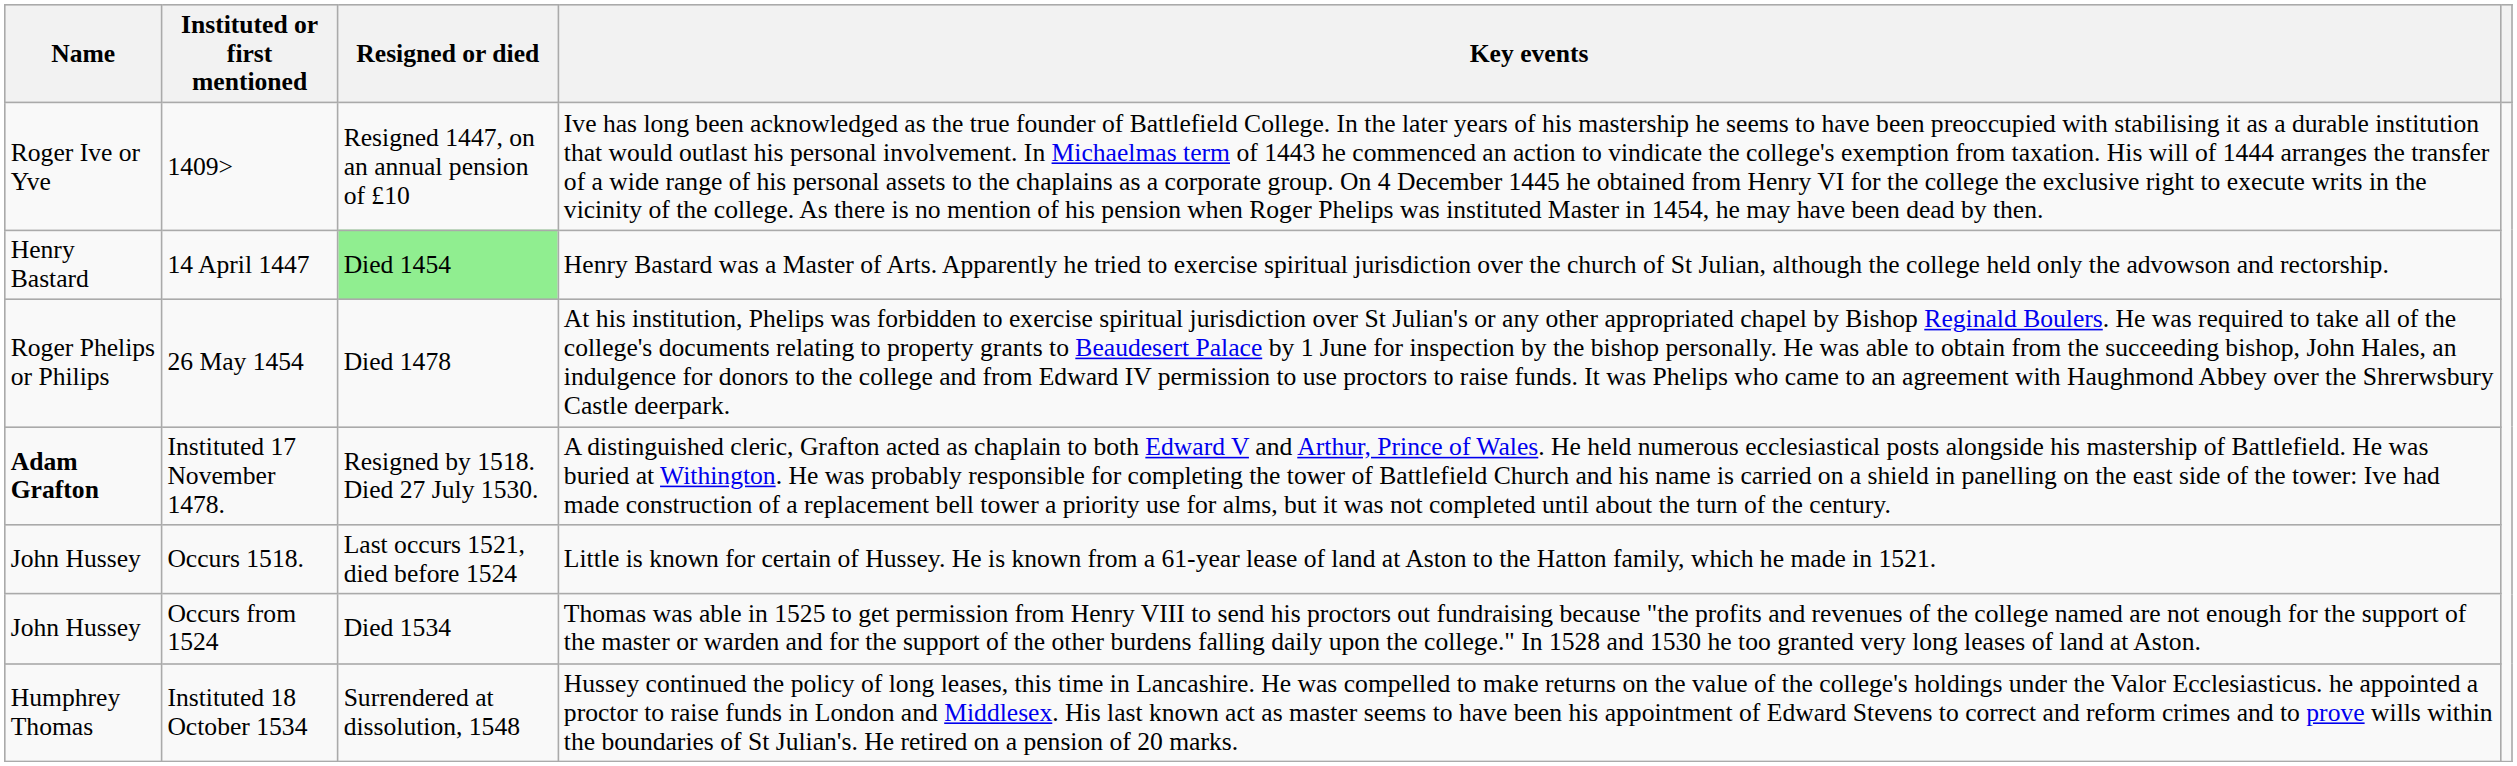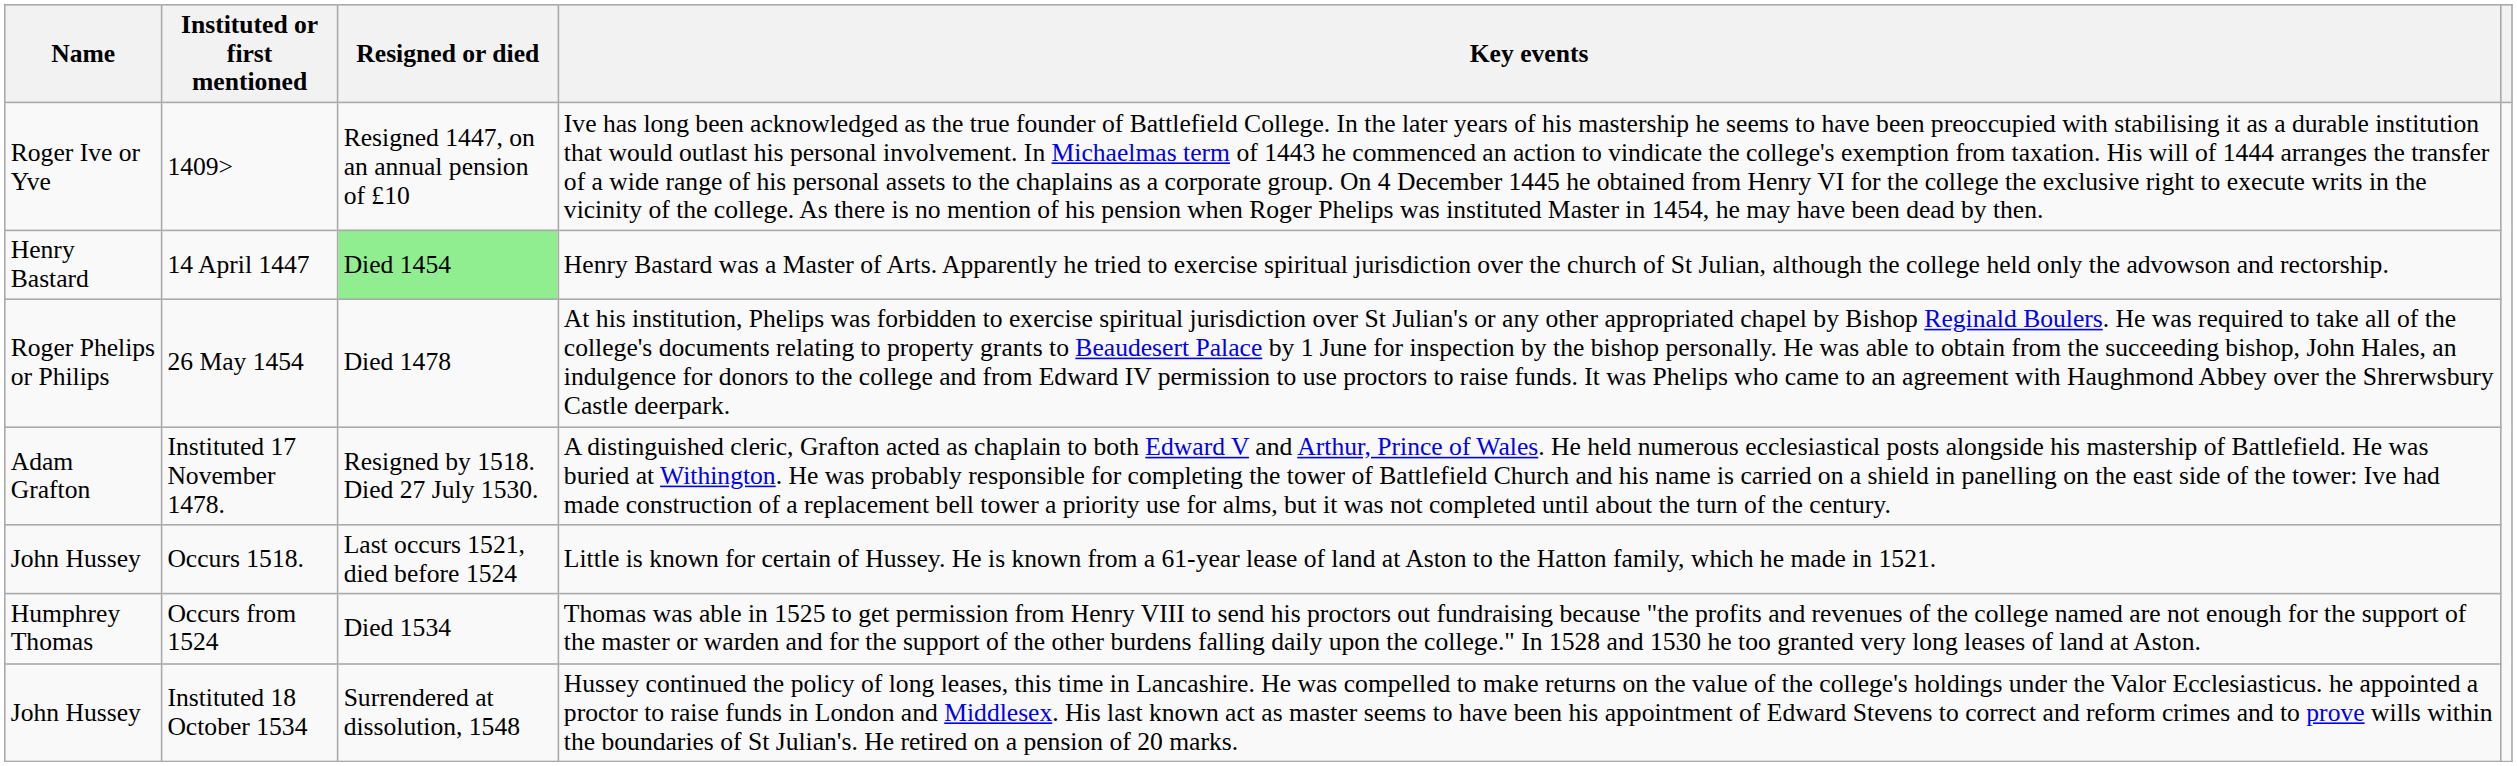(55, 475) bold -> (51, 475) normal
(76, 628) John Hussey -> (65, 628) Humphrey Thomas
(65, 712) Humphrey Thomas -> (76, 712) John Hussey
